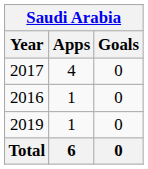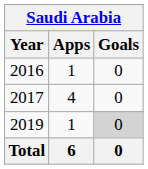rows swapped: (27, 97) <-> (27, 71)
(119, 124) no background -> (119, 124) lightgrey background
